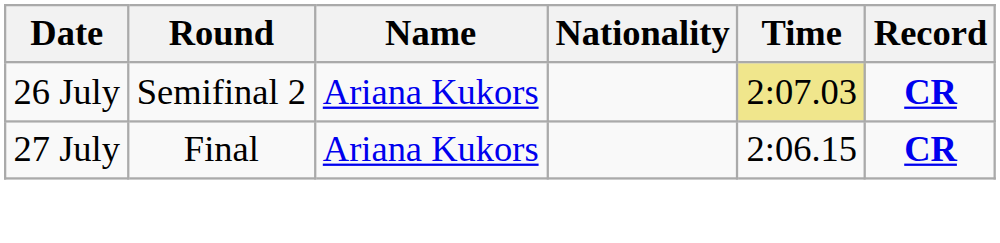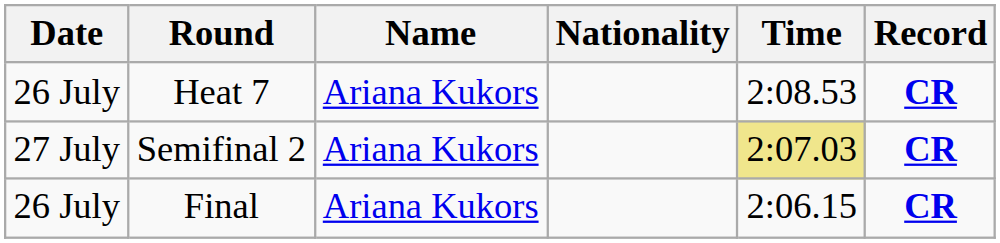+ row: (221, 91)
(67, 91) 26 July -> (67, 149) 27 July
(67, 149) 27 July -> (67, 206) 26 July
